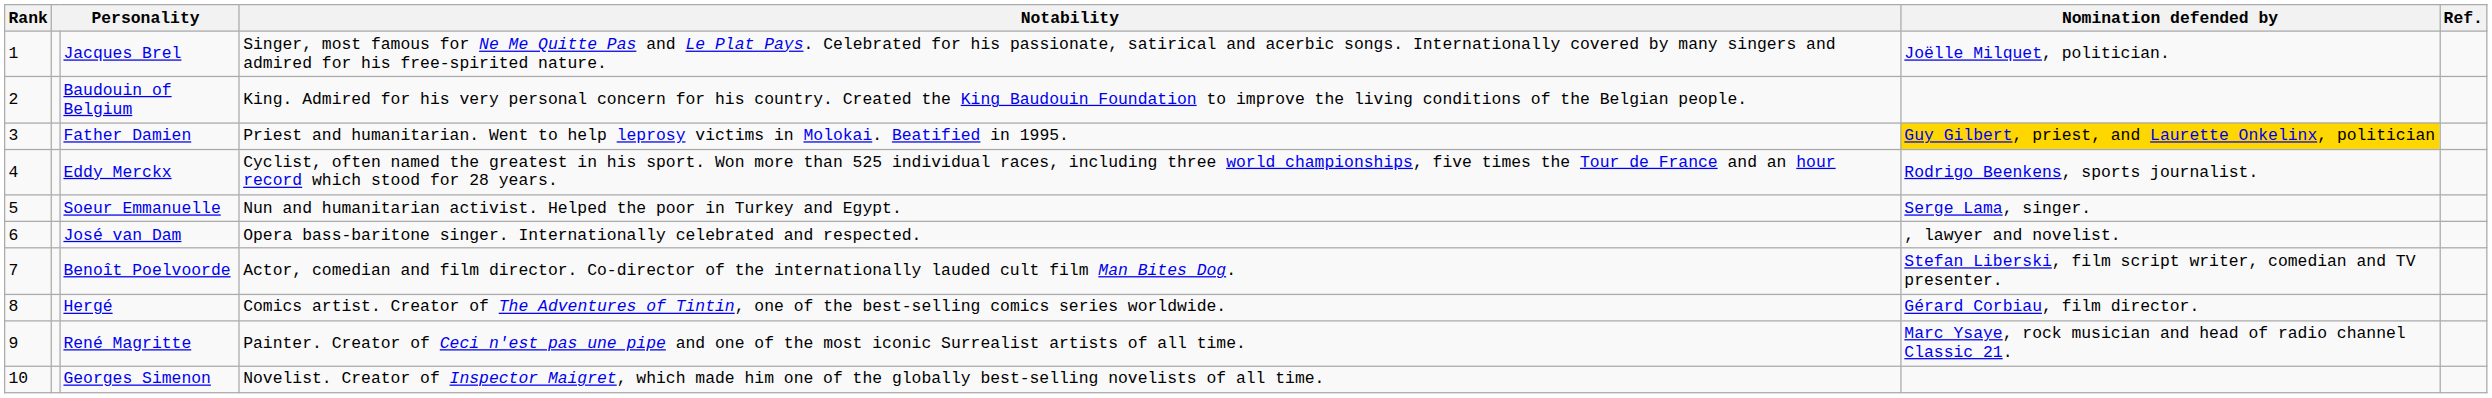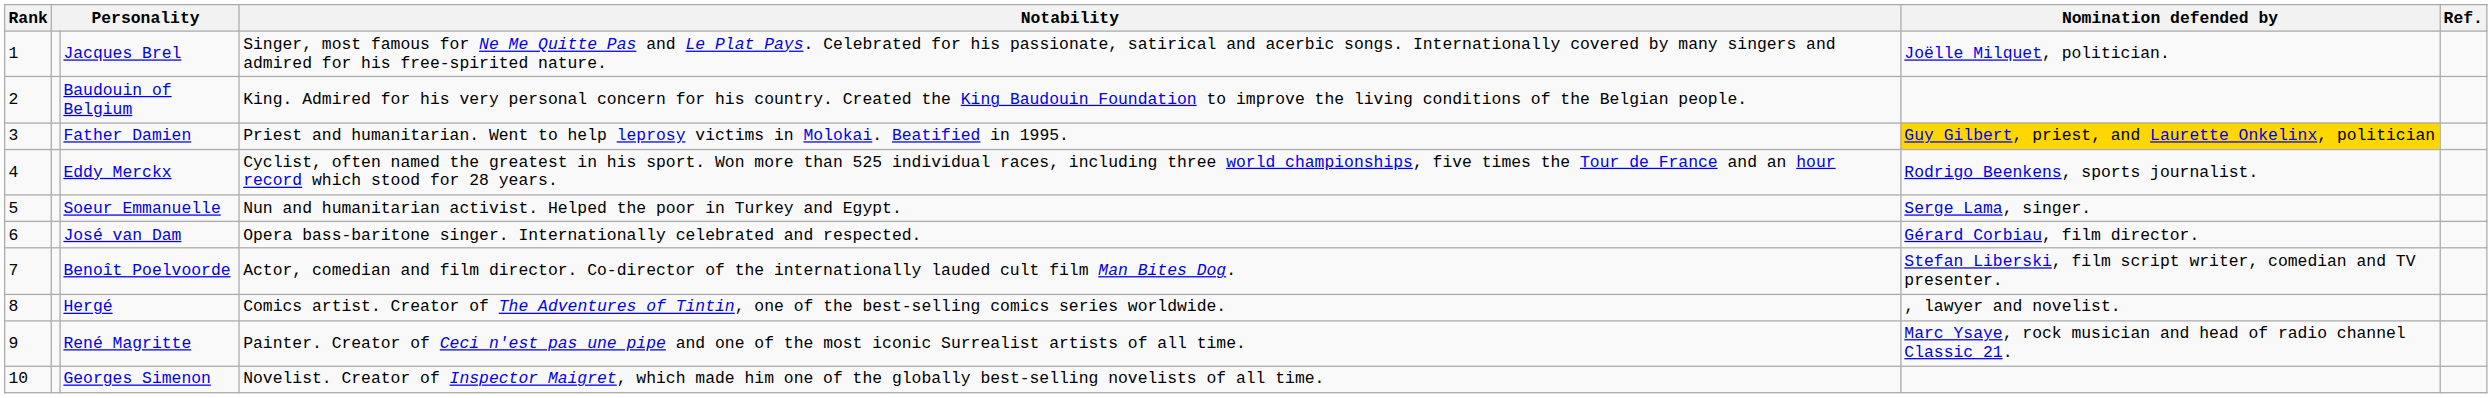(2012, 235) , lawyer and novelist. -> (2052, 235) Gérard Corbiau, film director.
(2052, 307) Gérard Corbiau, film director. -> (2012, 307) , lawyer and novelist.
